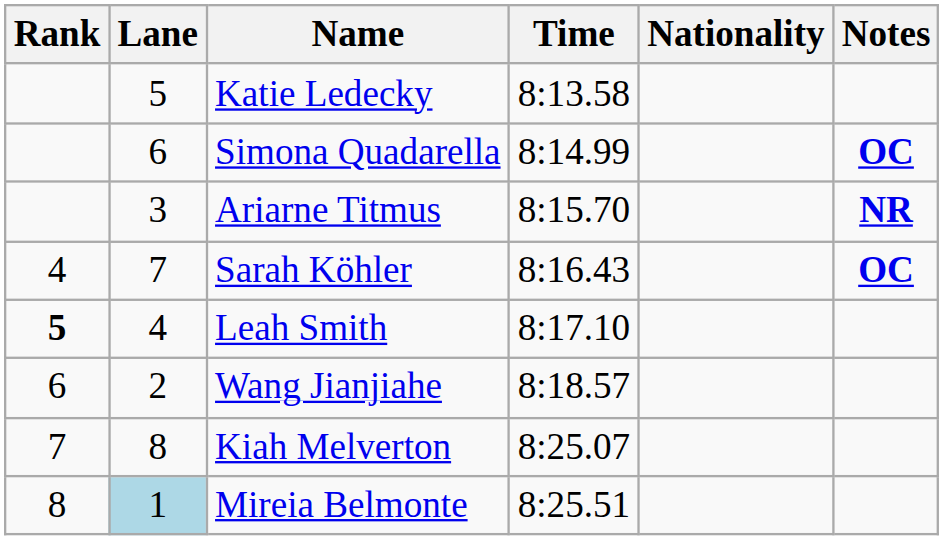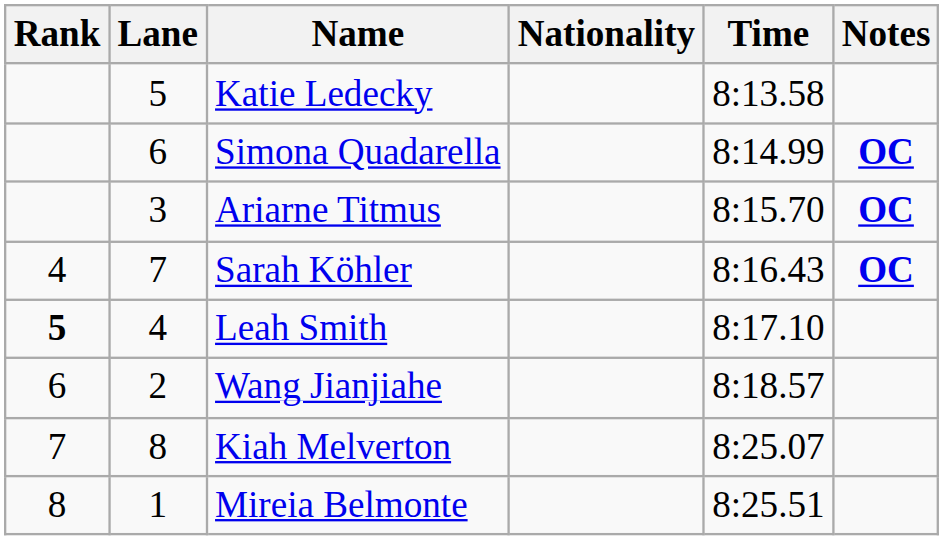columns swapped: (736, 33) <-> (574, 33)
(886, 210) NR -> (886, 210) OC
(158, 504) lightblue background -> (158, 504) no background
